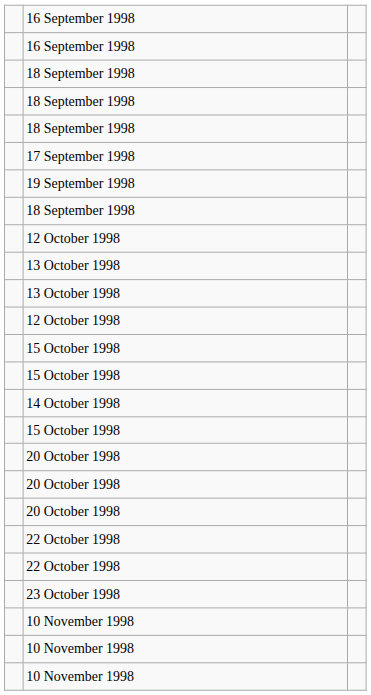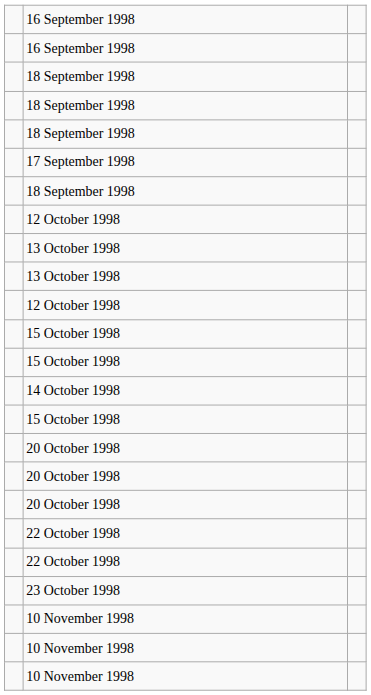- row: (14, 184)
